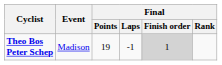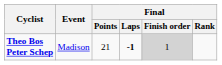(106, 47) 19 -> (106, 47) 21
(131, 47) normal -> (131, 47) bold
